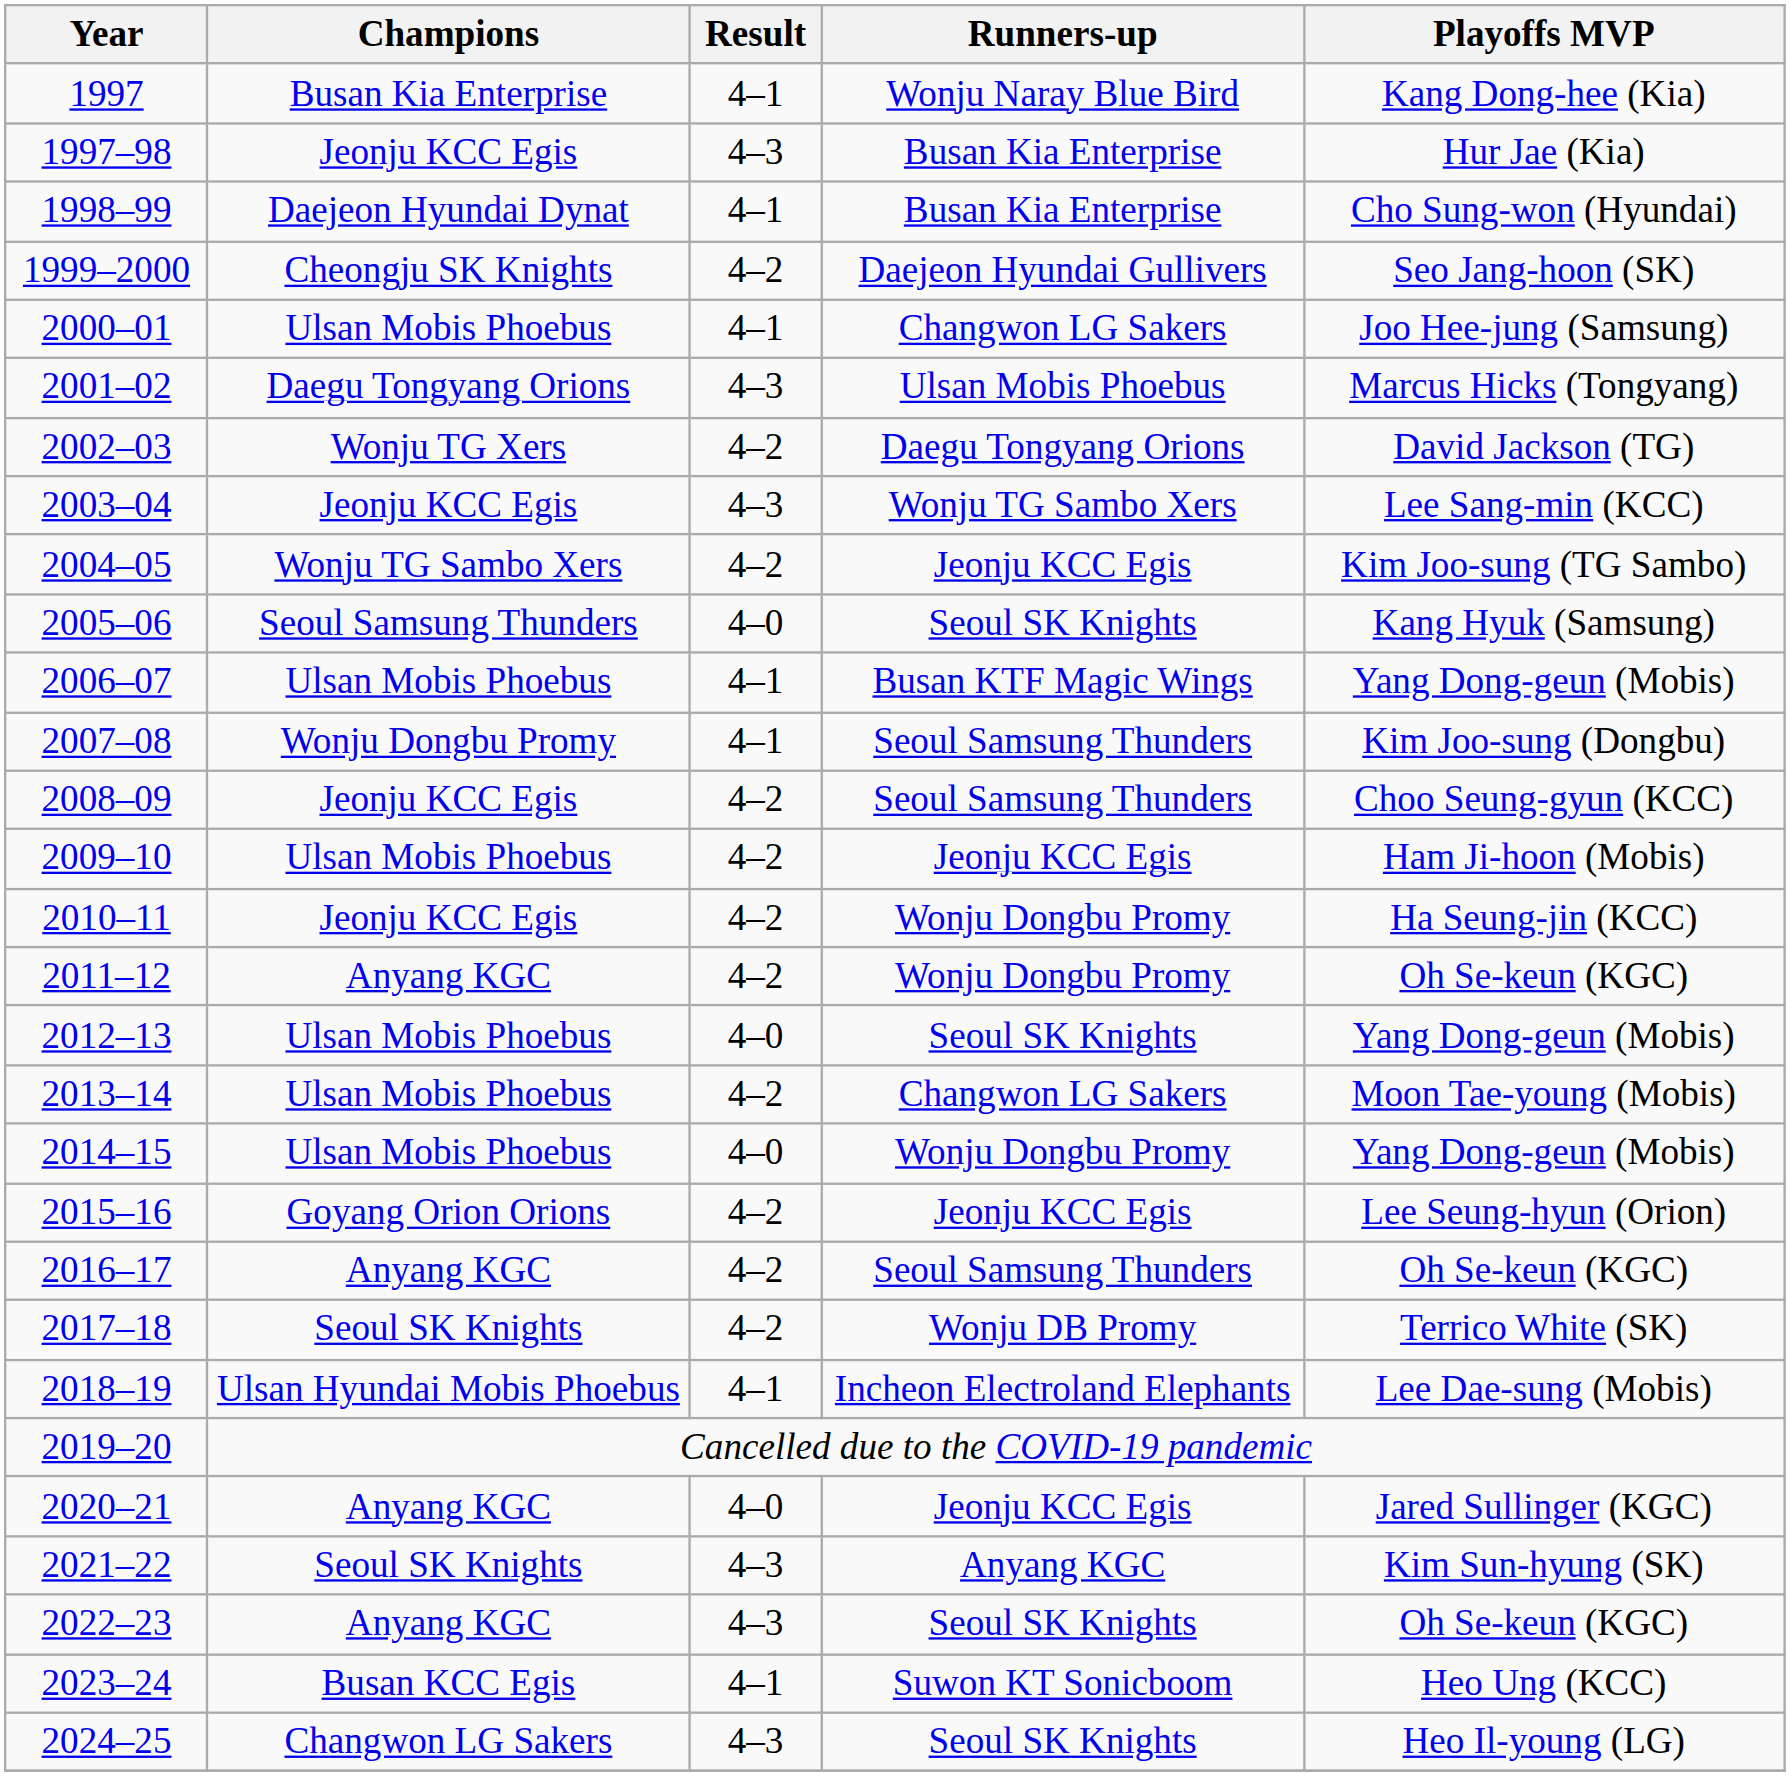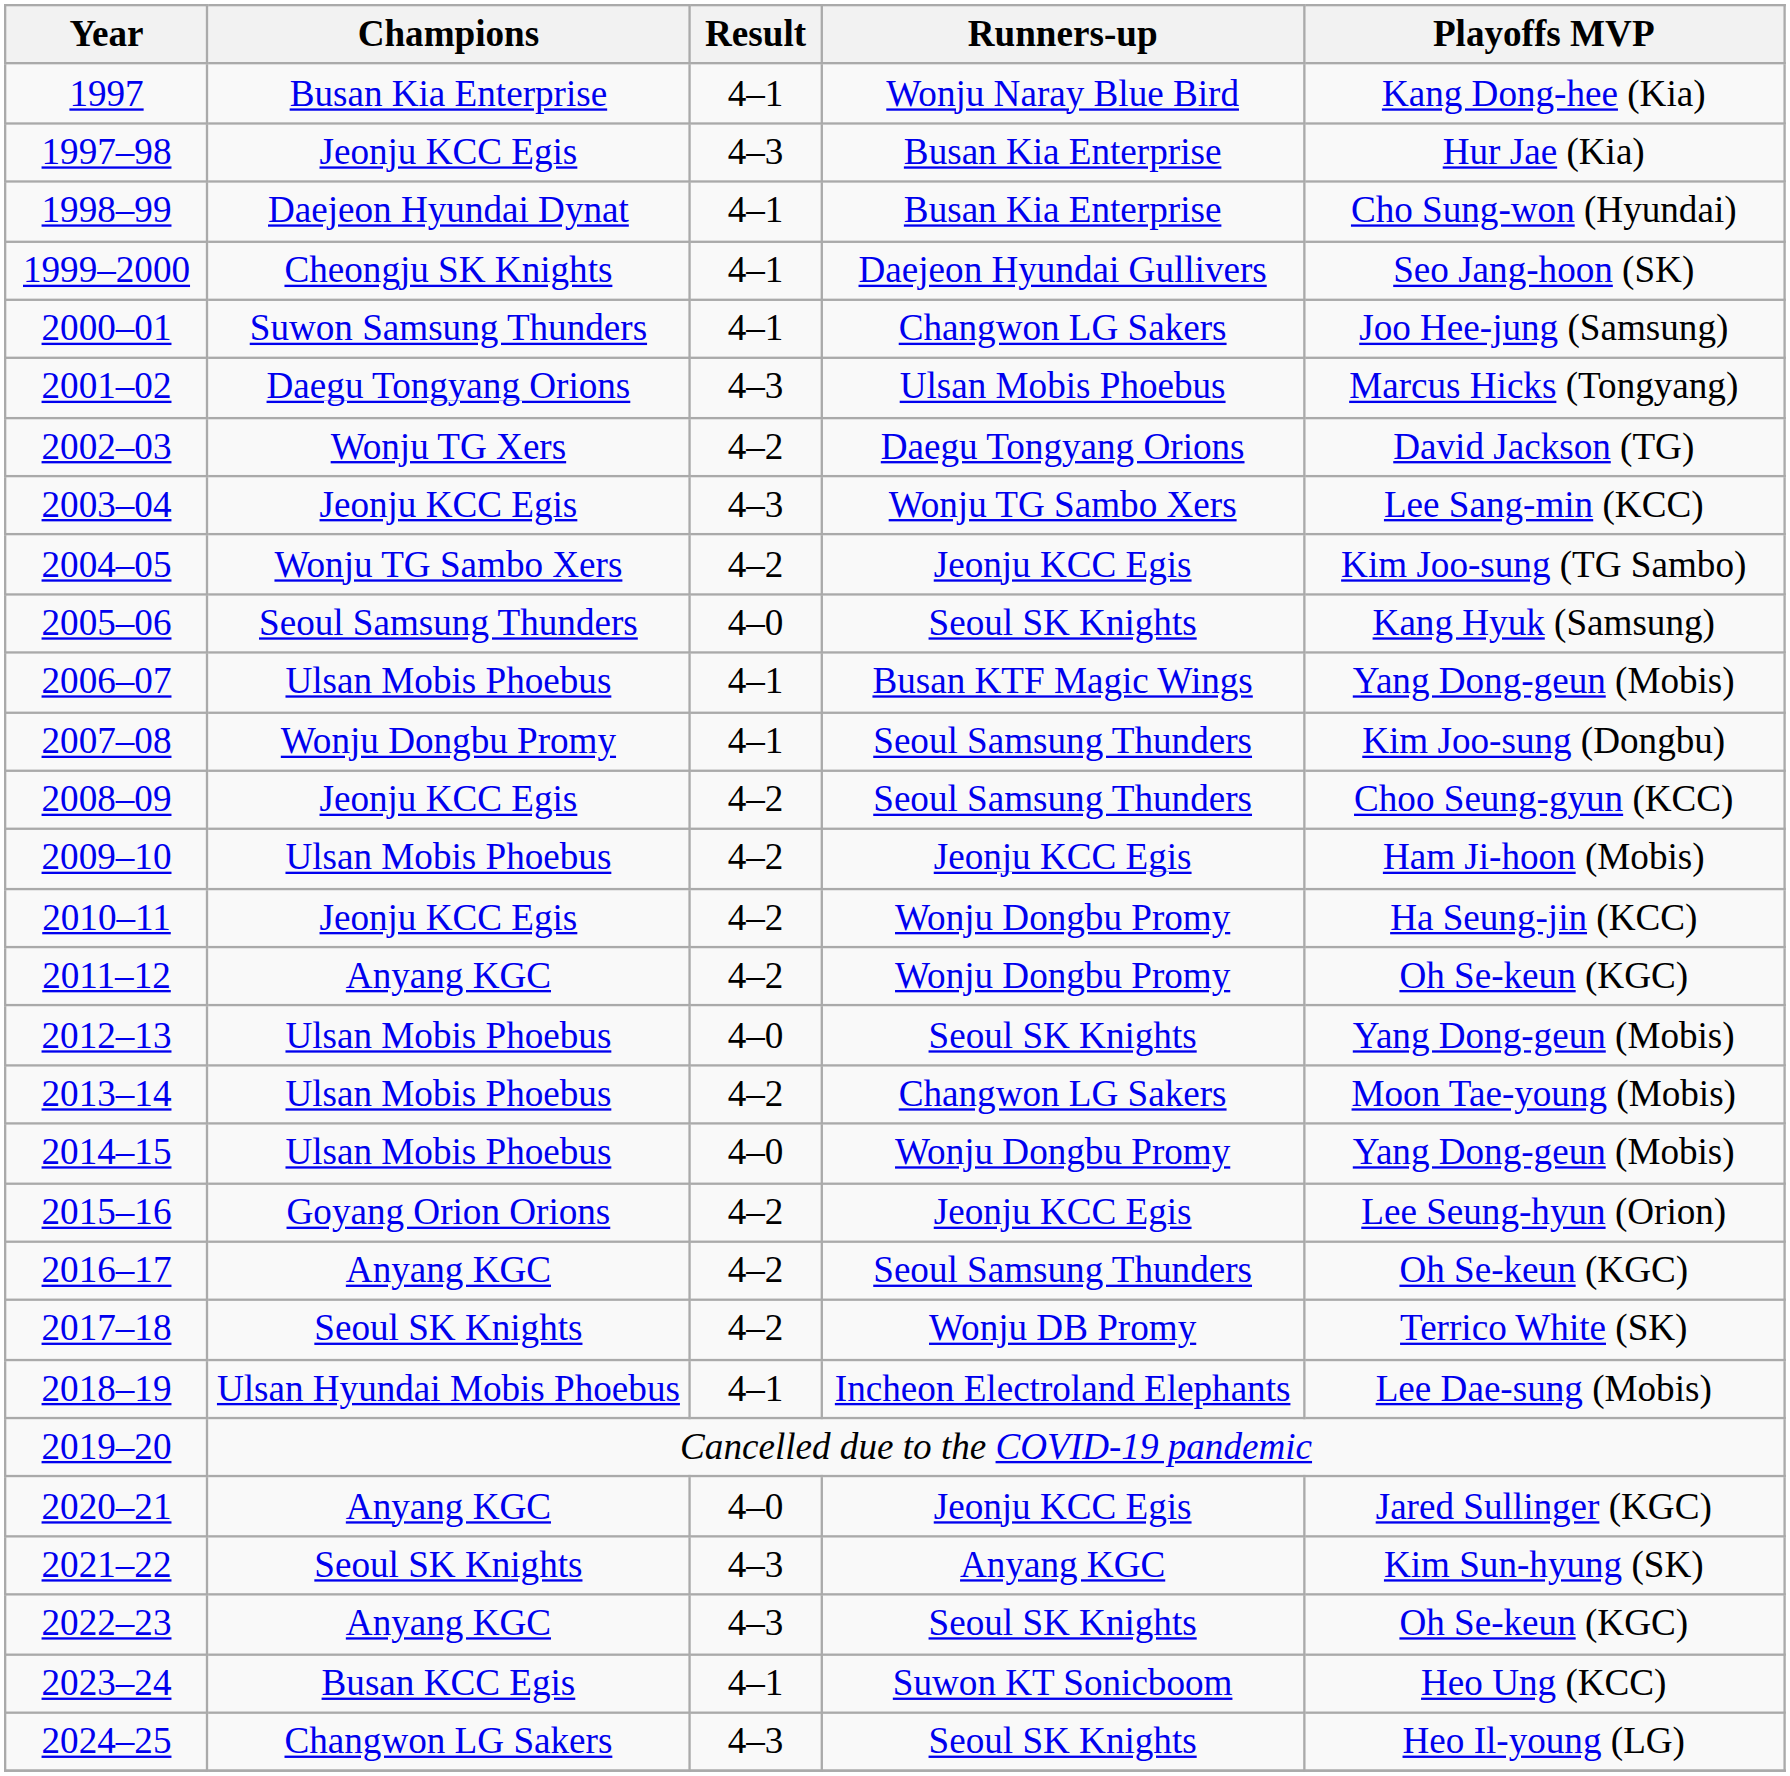(756, 269) 4–2 -> (756, 269) 4–1
(448, 328) Ulsan Mobis Phoebus -> (448, 328) Suwon Samsung Thunders
